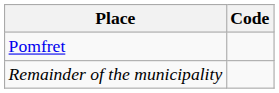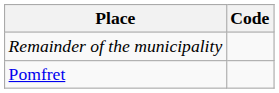rows swapped: (37, 46) <-> (115, 74)
